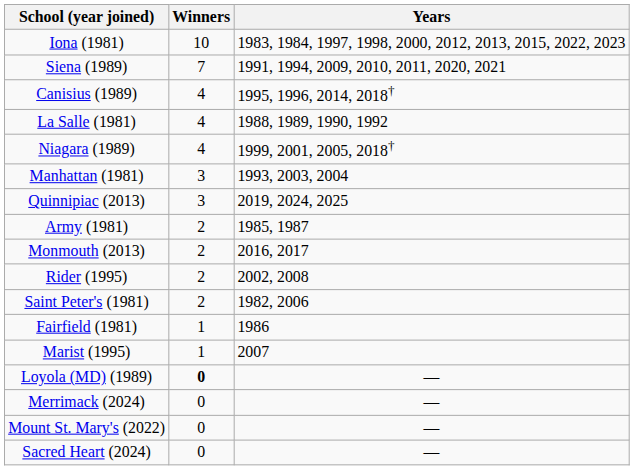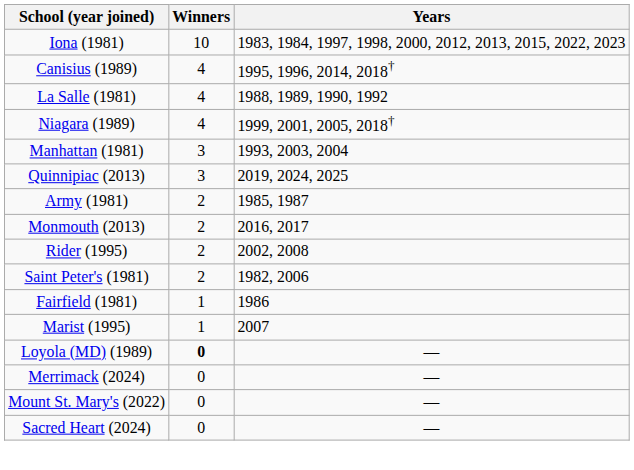- row: (87, 67)
